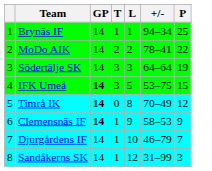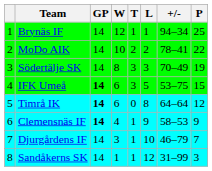+ column: (120, 13)
(157, 67) 64–64 -> (174, 67) 70–49
(157, 103) 70–49 -> (174, 103) 64–64
